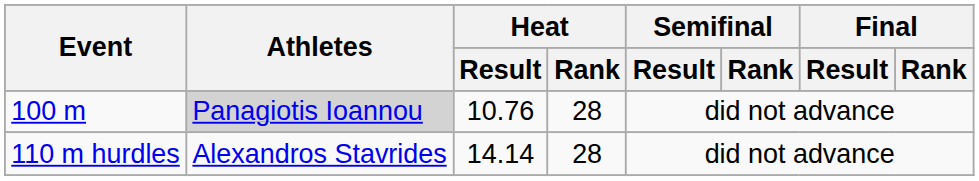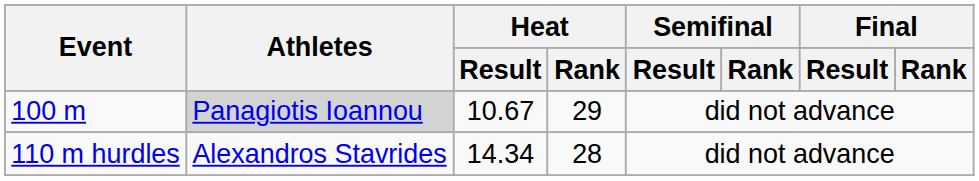(500, 112) 10.76 -> (500, 112) 10.67
(587, 112) 28 -> (587, 112) 29
(500, 154) 14.14 -> (500, 154) 14.34
